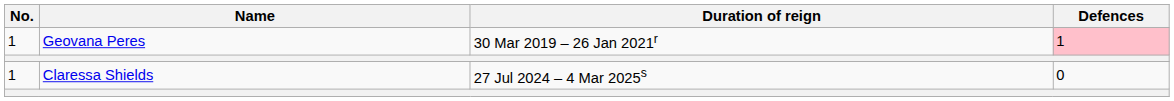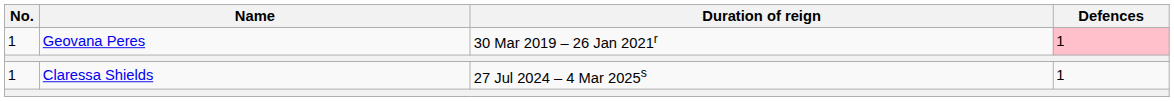(1060, 75) 0 -> (1060, 75) 1
